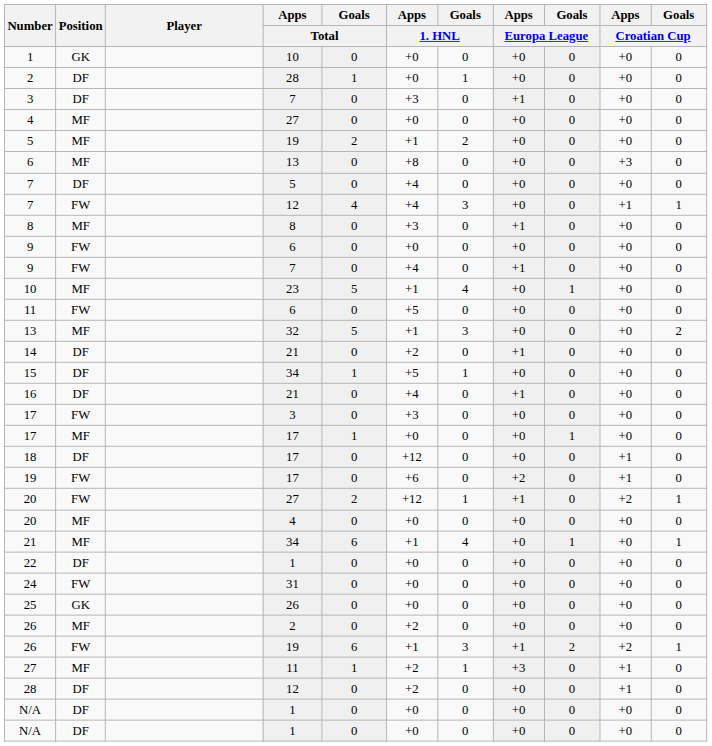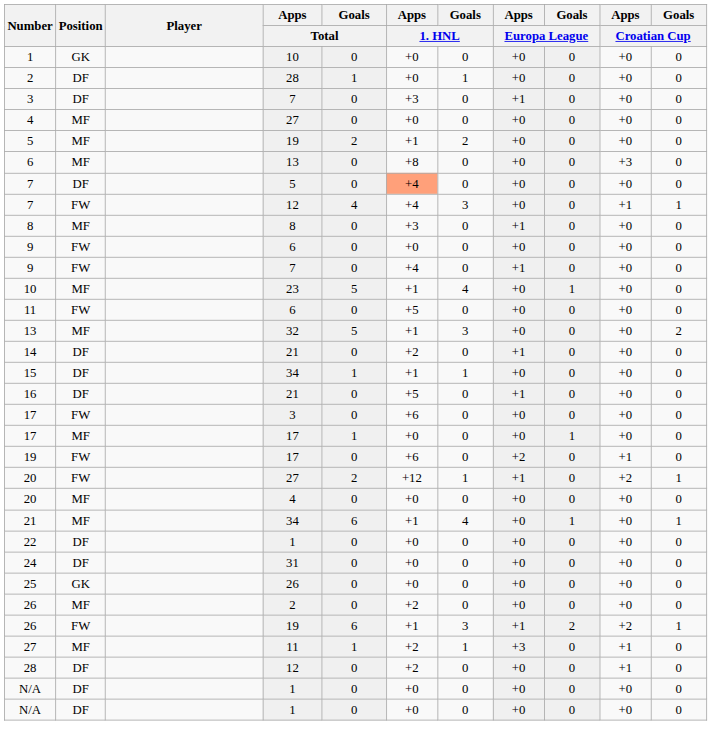(412, 183) no background -> (412, 183) lightsalmon background
(412, 373) +5 -> (412, 373) +1
(412, 394) +4 -> (412, 394) +5
(412, 415) +3 -> (412, 415) +6
- row: (30, 457)
(81, 583) FW -> (81, 562) DF
